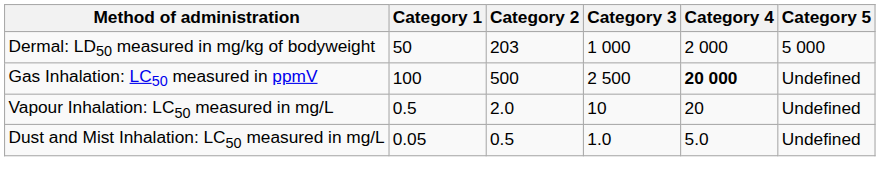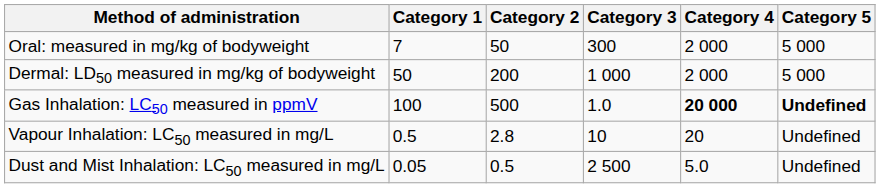+ row: (159, 45)
(504, 47) 203 -> (504, 74) 200
(609, 78) 2 500 -> (599, 105) 1.0
(821, 78) normal -> (824, 105) bold
(502, 109) 2.0 -> (502, 136) 2.8
(599, 139) 1.0 -> (609, 167) 2 500
